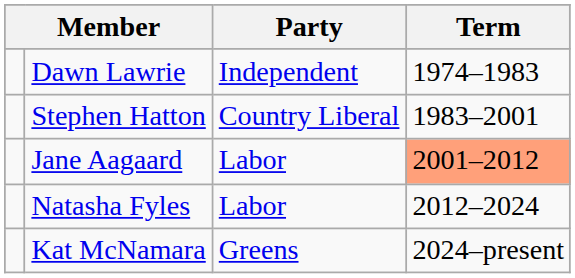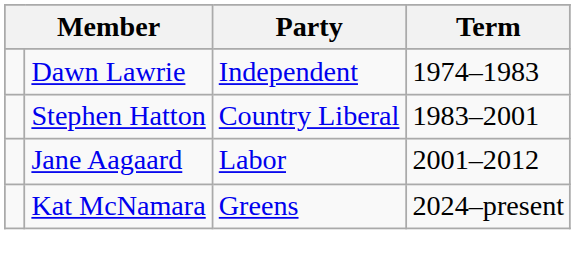(476, 160) lightsalmon background -> (476, 160) no background
- row: (111, 205)
